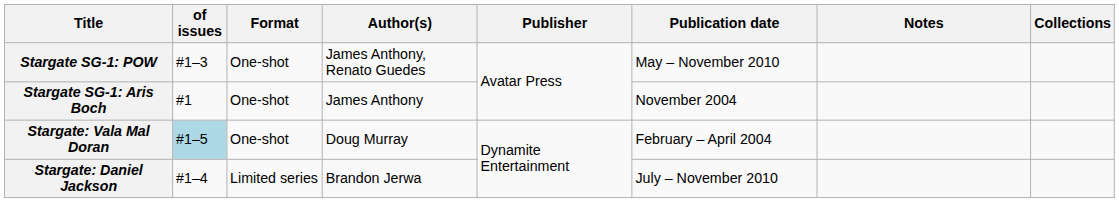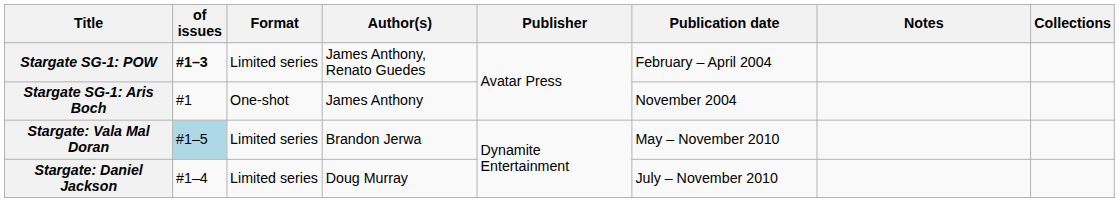(192, 62) normal -> (192, 62) bold
(259, 62) One-shot -> (274, 62) Limited series
(707, 62) May – November 2010 -> (704, 62) February – April 2004
(259, 139) One-shot -> (274, 139) Limited series
(367, 139) Doug Murray -> (374, 139) Brandon Jerwa
(704, 139) February – April 2004 -> (707, 139) May – November 2010
(374, 178) Brandon Jerwa -> (367, 178) Doug Murray
